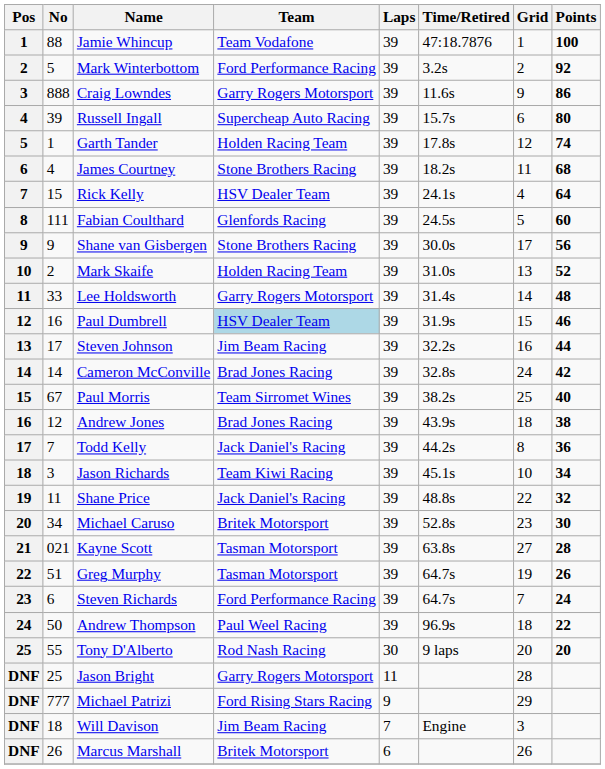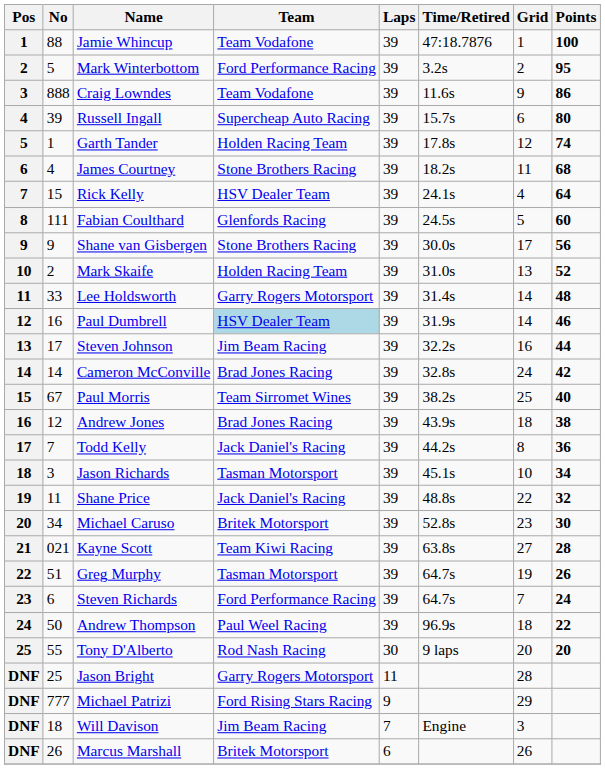(563, 67) 92 -> (563, 67) 95
(295, 93) Garry Rogers Motorsport -> (265, 93) Team Vodafone
(524, 321) 15 -> (524, 321) 14
(275, 472) Team Kiwi Racing -> (278, 472) Tasman Motorsport
(278, 548) Tasman Motorsport -> (275, 548) Team Kiwi Racing
